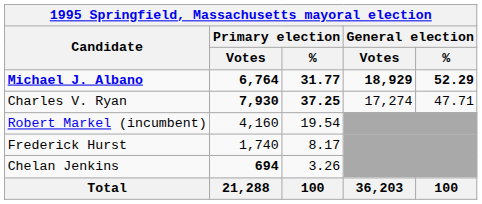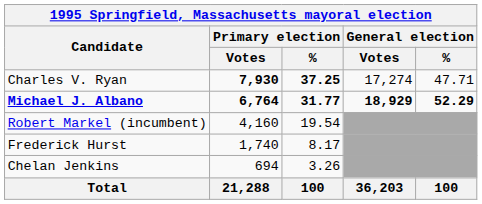rows swapped: (75, 80) <-> (67, 102)
(267, 167) bold -> (267, 167) normal
